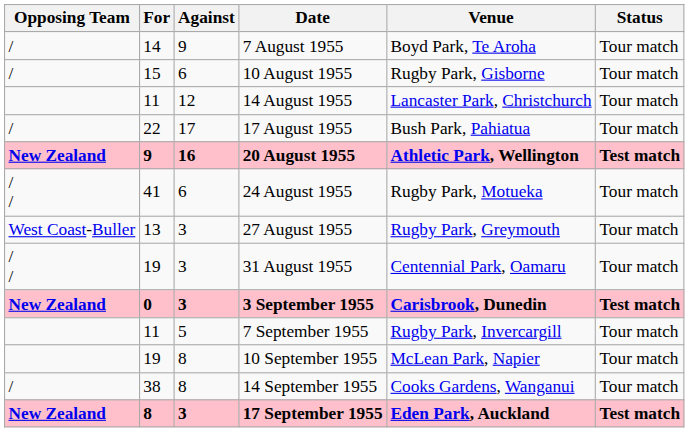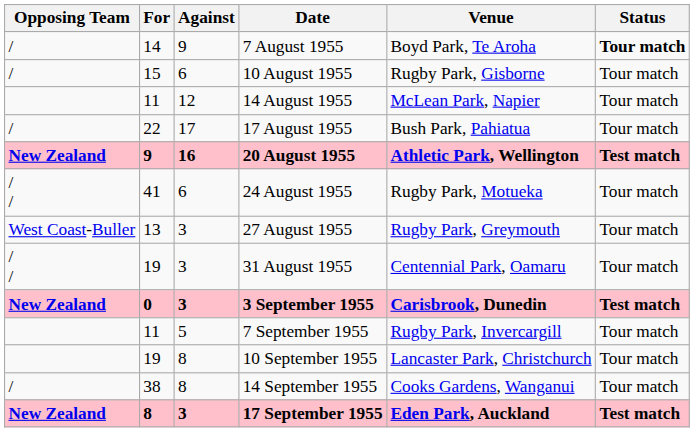(639, 45) normal -> (642, 45) bold
(491, 100) Lancaster Park, Christchurch -> (465, 100) McLean Park, Napier
(465, 358) McLean Park, Napier -> (491, 358) Lancaster Park, Christchurch
